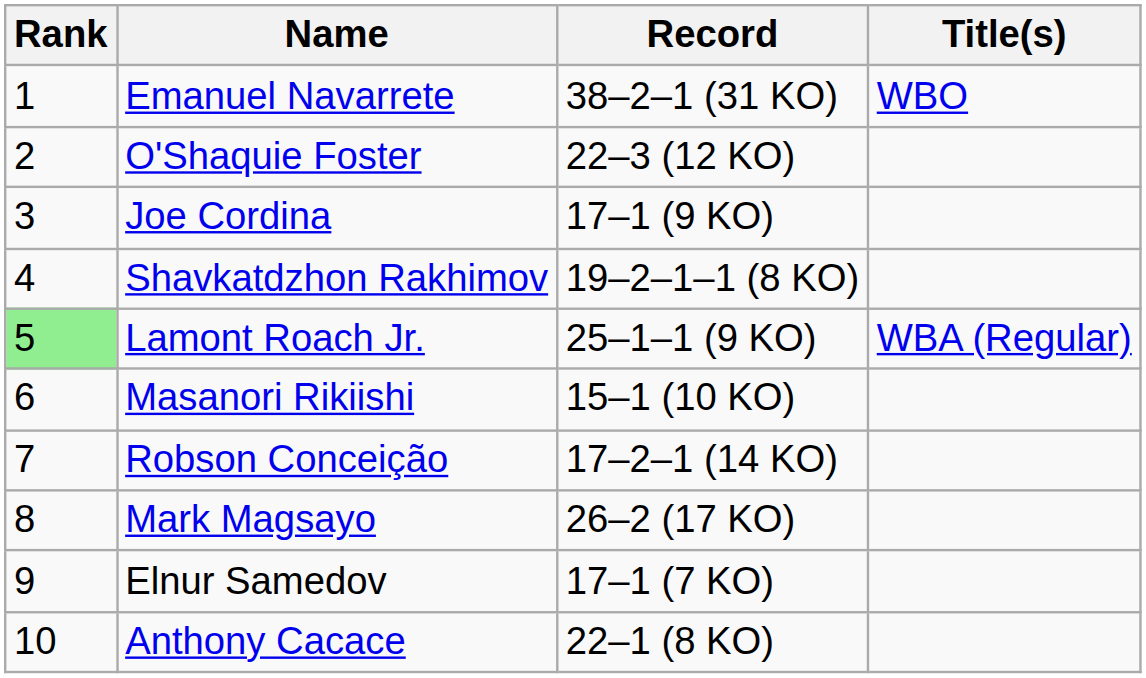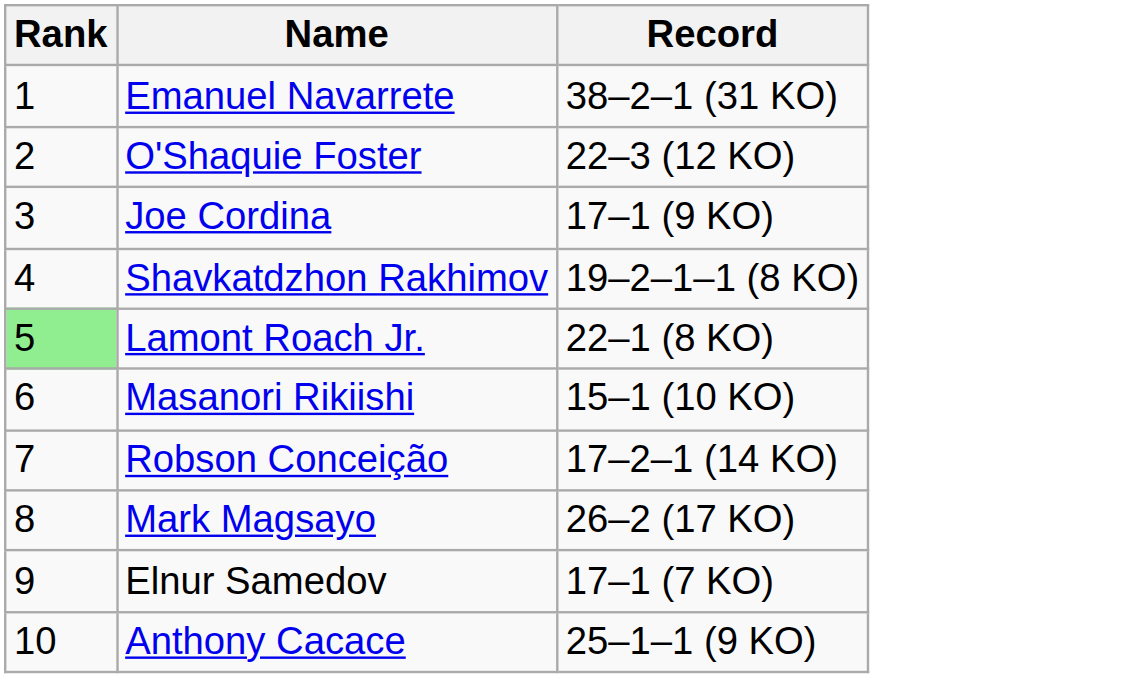- column: (1004, 34)
(691, 338) 25–1–1 (9 KO) -> (670, 338) 22–1 (8 KO)
(670, 641) 22–1 (8 KO) -> (691, 641) 25–1–1 (9 KO)
